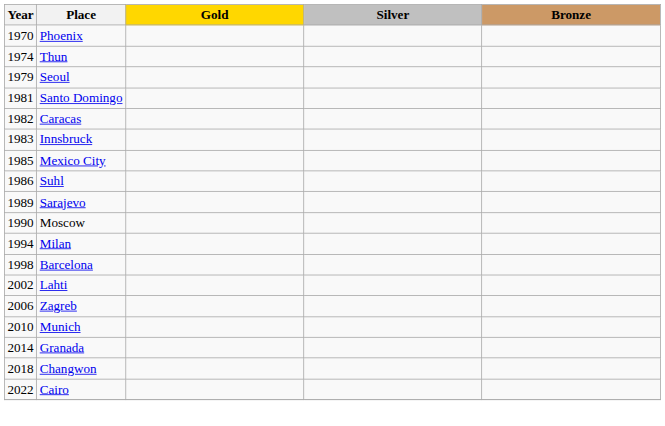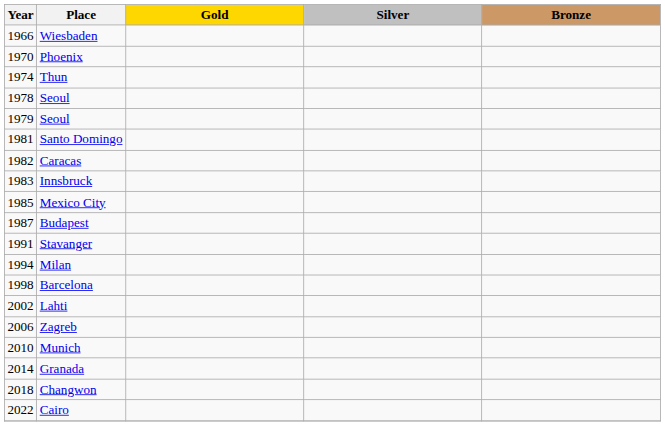+ row: (21, 35)
+ row: (21, 98)
- row: (21, 181)
+ row: (21, 222)
- row: (21, 202)
- row: (21, 222)
+ row: (21, 243)
